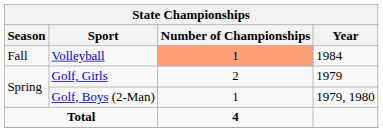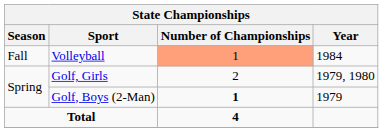(329, 76) 1979 -> (346, 76) 1979, 1980
(236, 96) normal -> (236, 96) bold
(346, 96) 1979, 1980 -> (329, 96) 1979
